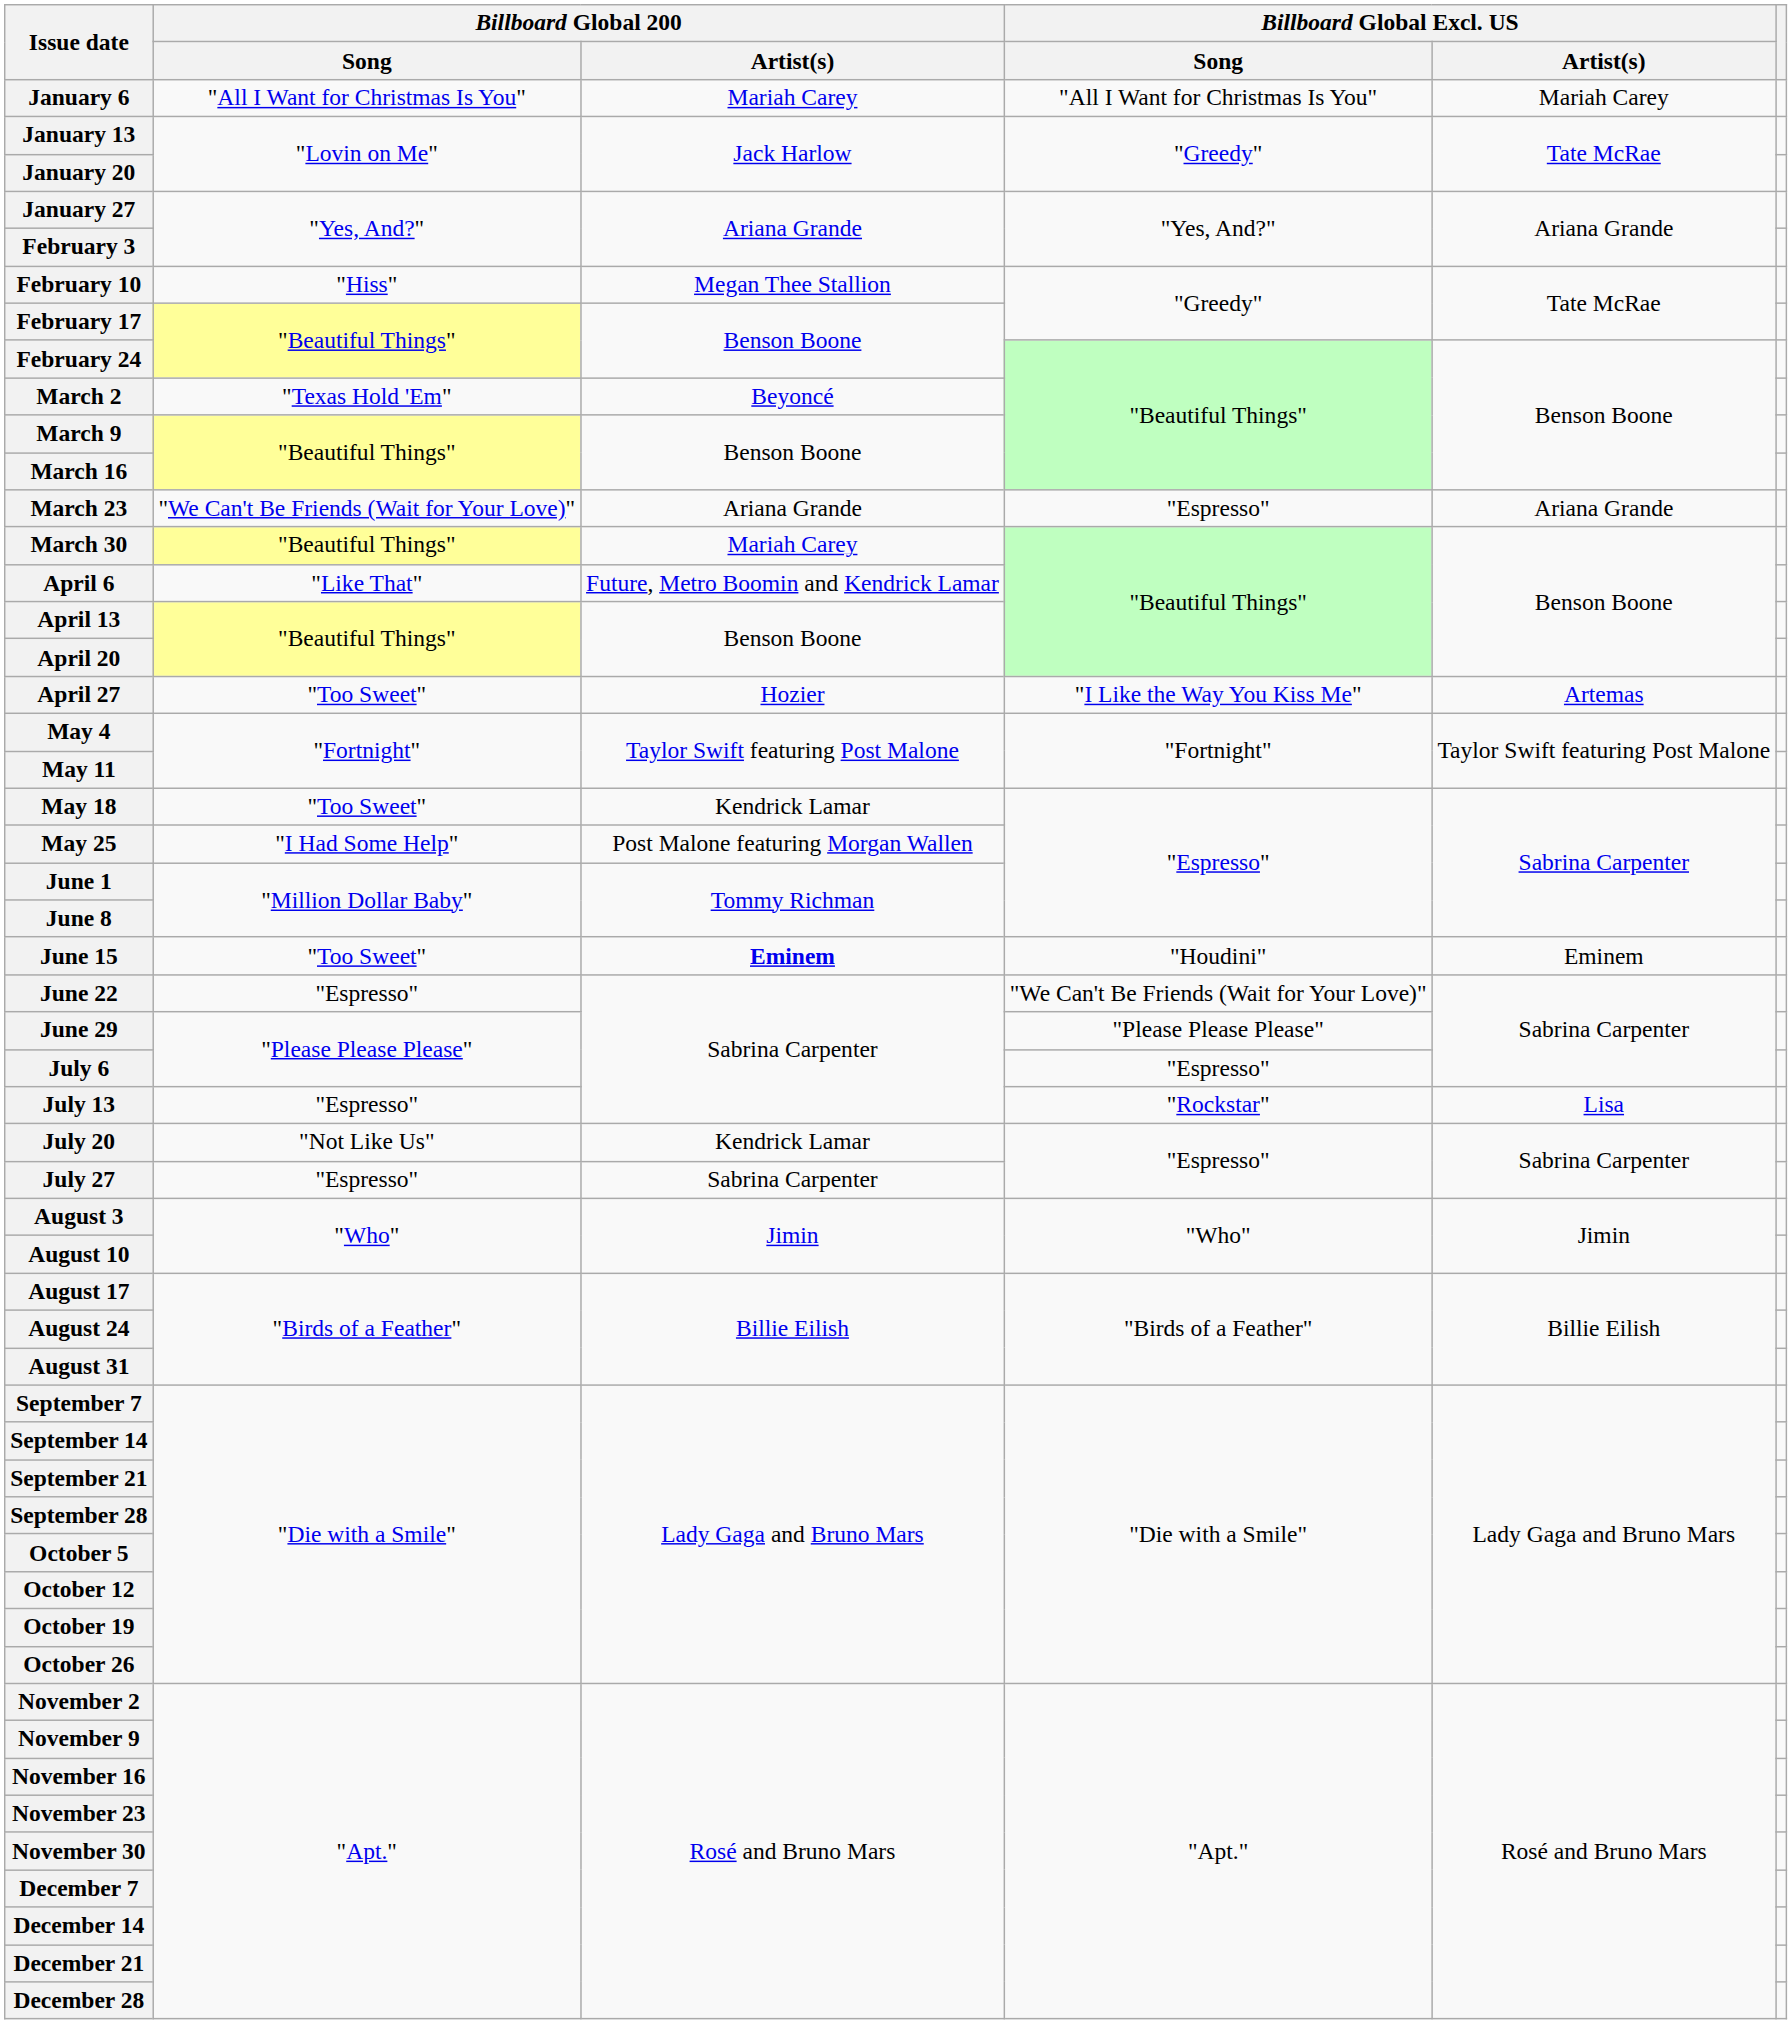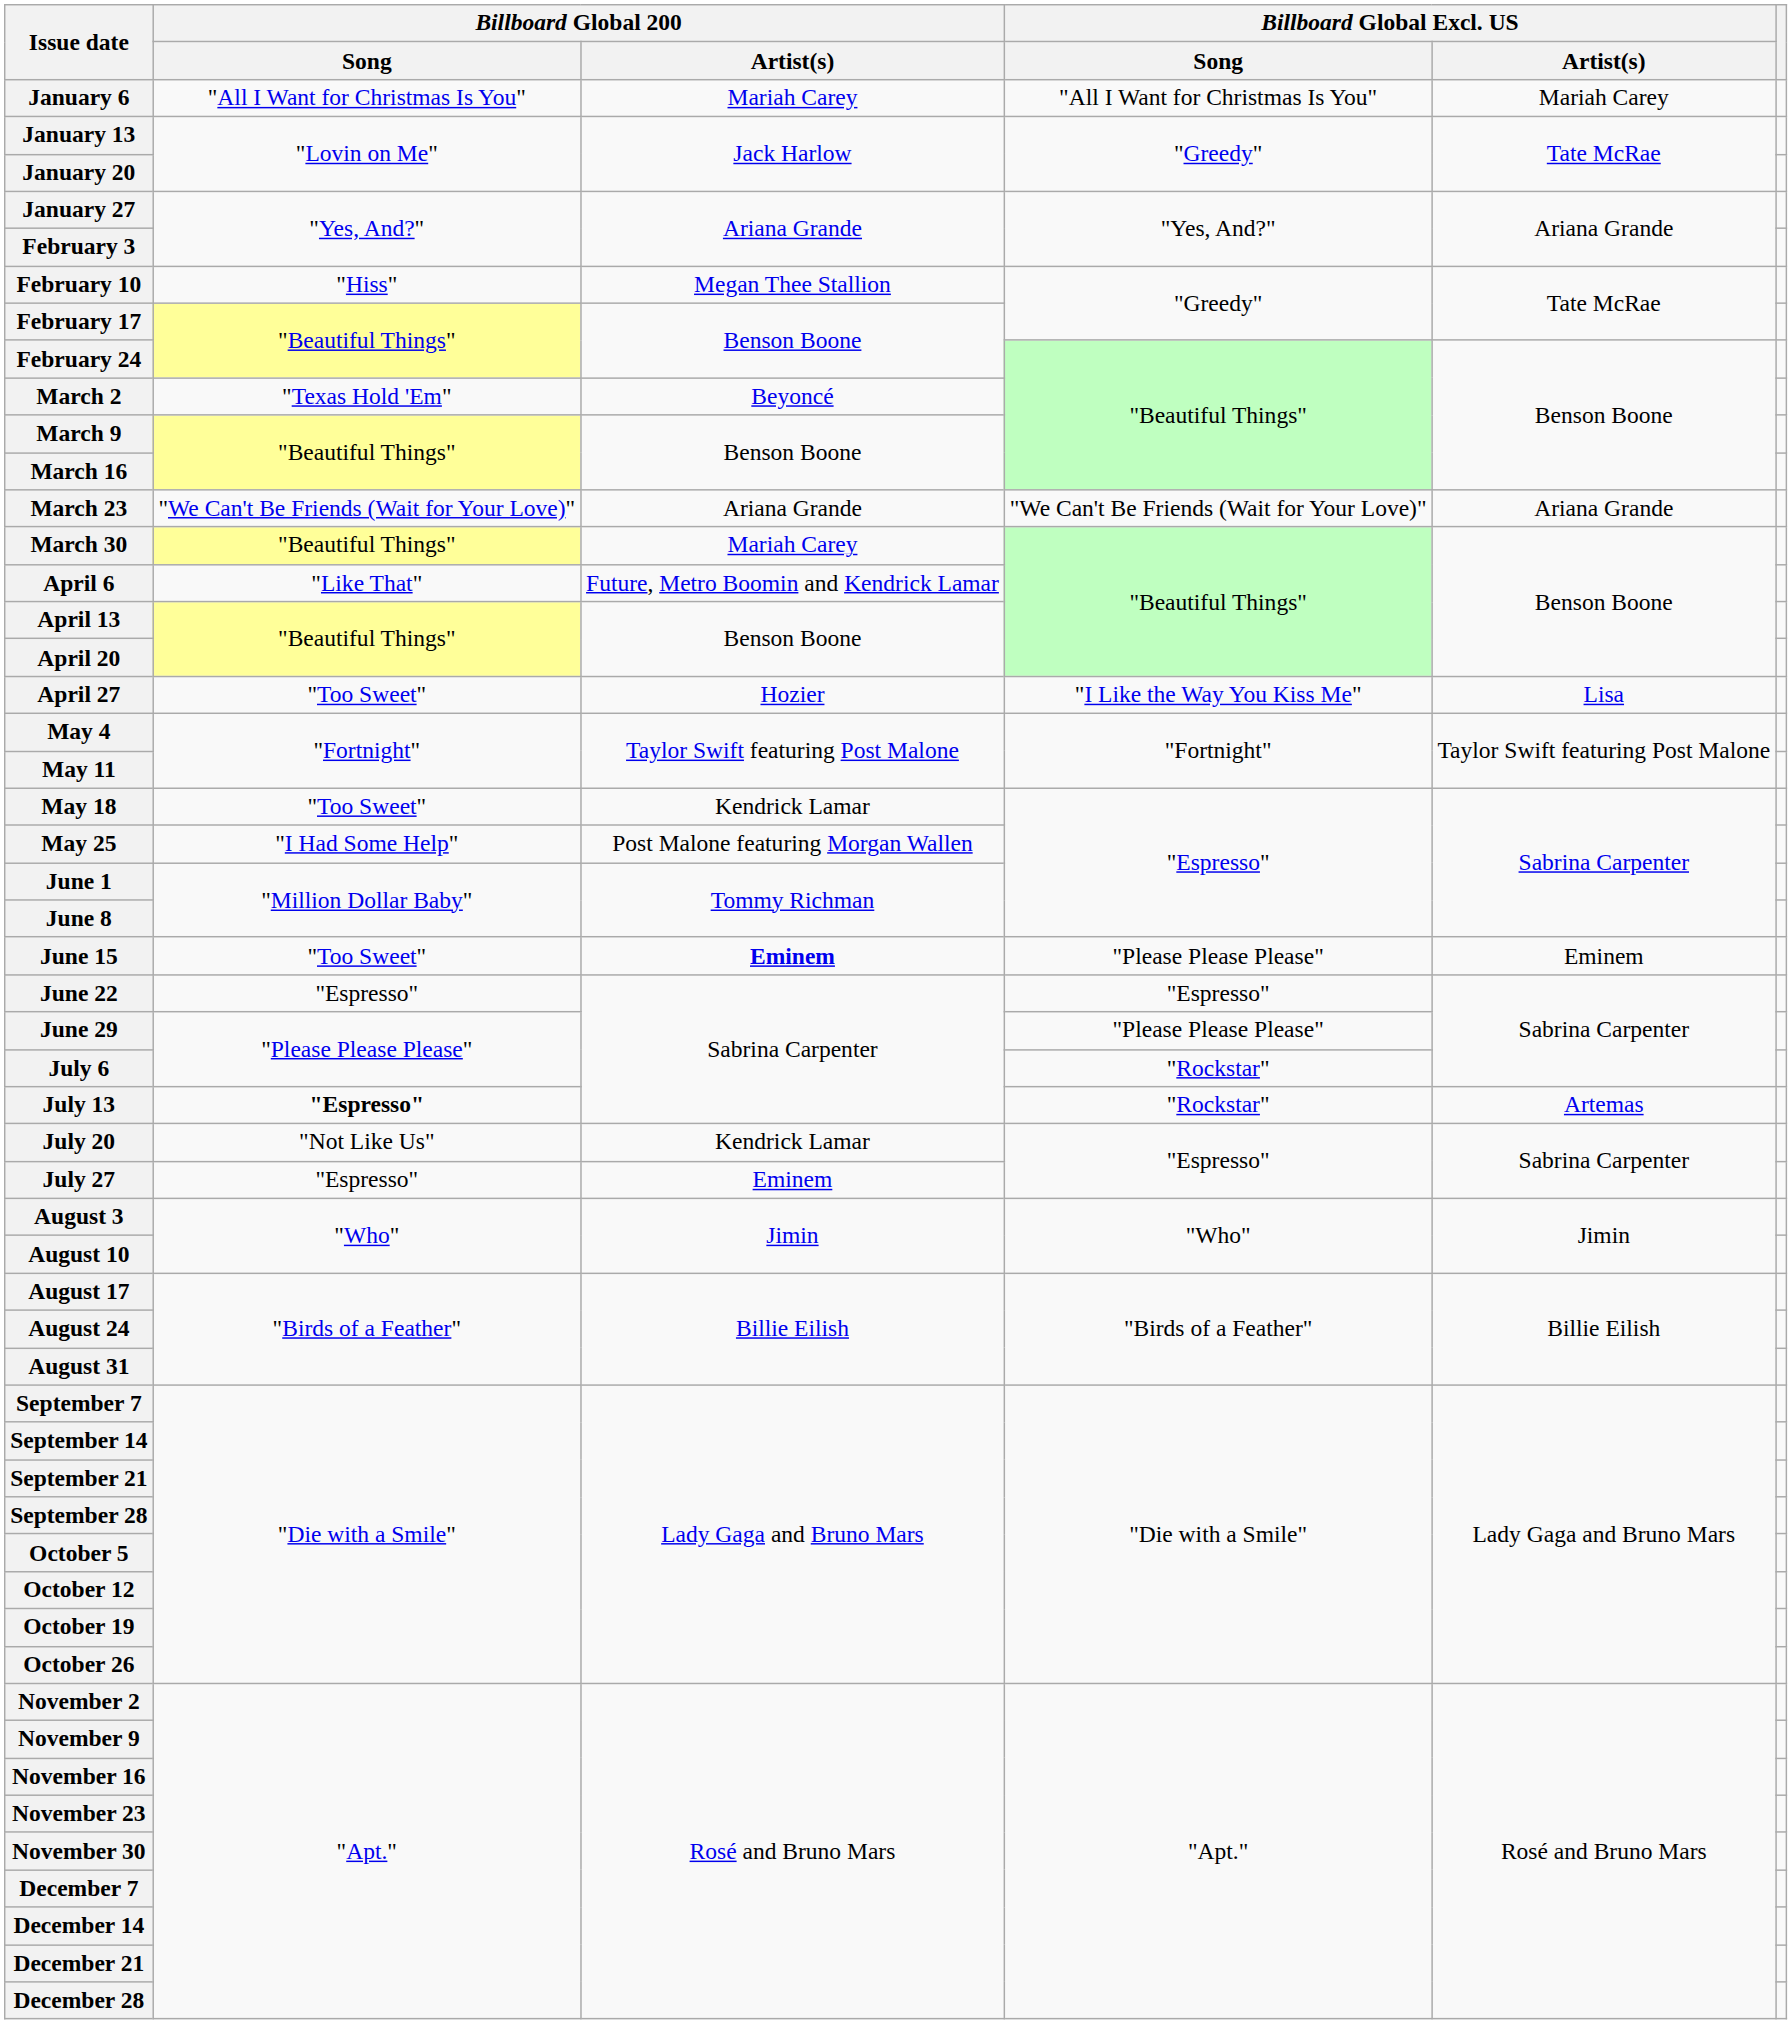(1218, 508) "Espresso" -> (1218, 508) "We Can't Be Friends (Wait for Your Love)"
(1604, 694) Artemas -> (1604, 694) Lisa
(1218, 955) "Houdini" -> (1218, 955) "Please Please Please"
(1218, 992) "We Can't Be Friends (Wait for Your Love)" -> (1218, 992) "Espresso"
(1218, 1067) "Espresso" -> (1218, 1067) "Rockstar"
(367, 1104) normal -> (367, 1104) bold
(1604, 1104) Lisa -> (1604, 1104) Artemas
(792, 1179) Sabrina Carpenter -> (792, 1179) Eminem
